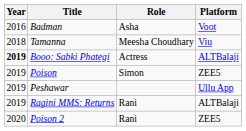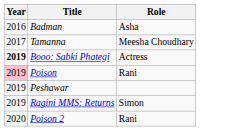- column: (219, 12)
(16, 42) 2018 -> (16, 42) 2017
(16, 73) no background -> (16, 73) pink background
(131, 73) Simon -> (128, 73) Rani
(128, 103) Rani -> (131, 103) Simon
